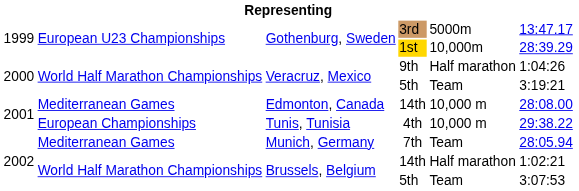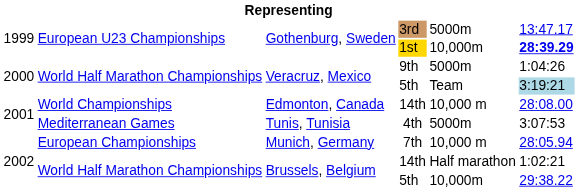(546, 48) normal -> (546, 48) bold
(473, 67) Half marathon -> (450, 67) 5000m
(542, 86) no background -> (542, 86) lightblue background
(106, 104) Mediterranean Games -> (105, 104) World Championships
(117, 123) European Championships -> (106, 123) Mediterranean Games
(458, 123) 10,000 m -> (450, 123) 5000m
(546, 123) 29:38.22 -> (542, 123) 3:07:53
(106, 142) Mediterranean Games -> (117, 142) European Championships
(446, 142) Team -> (458, 142) 10,000 m
(446, 180) Team -> (456, 180) 10,000m
(542, 180) 3:07:53 -> (546, 180) 29:38.22
